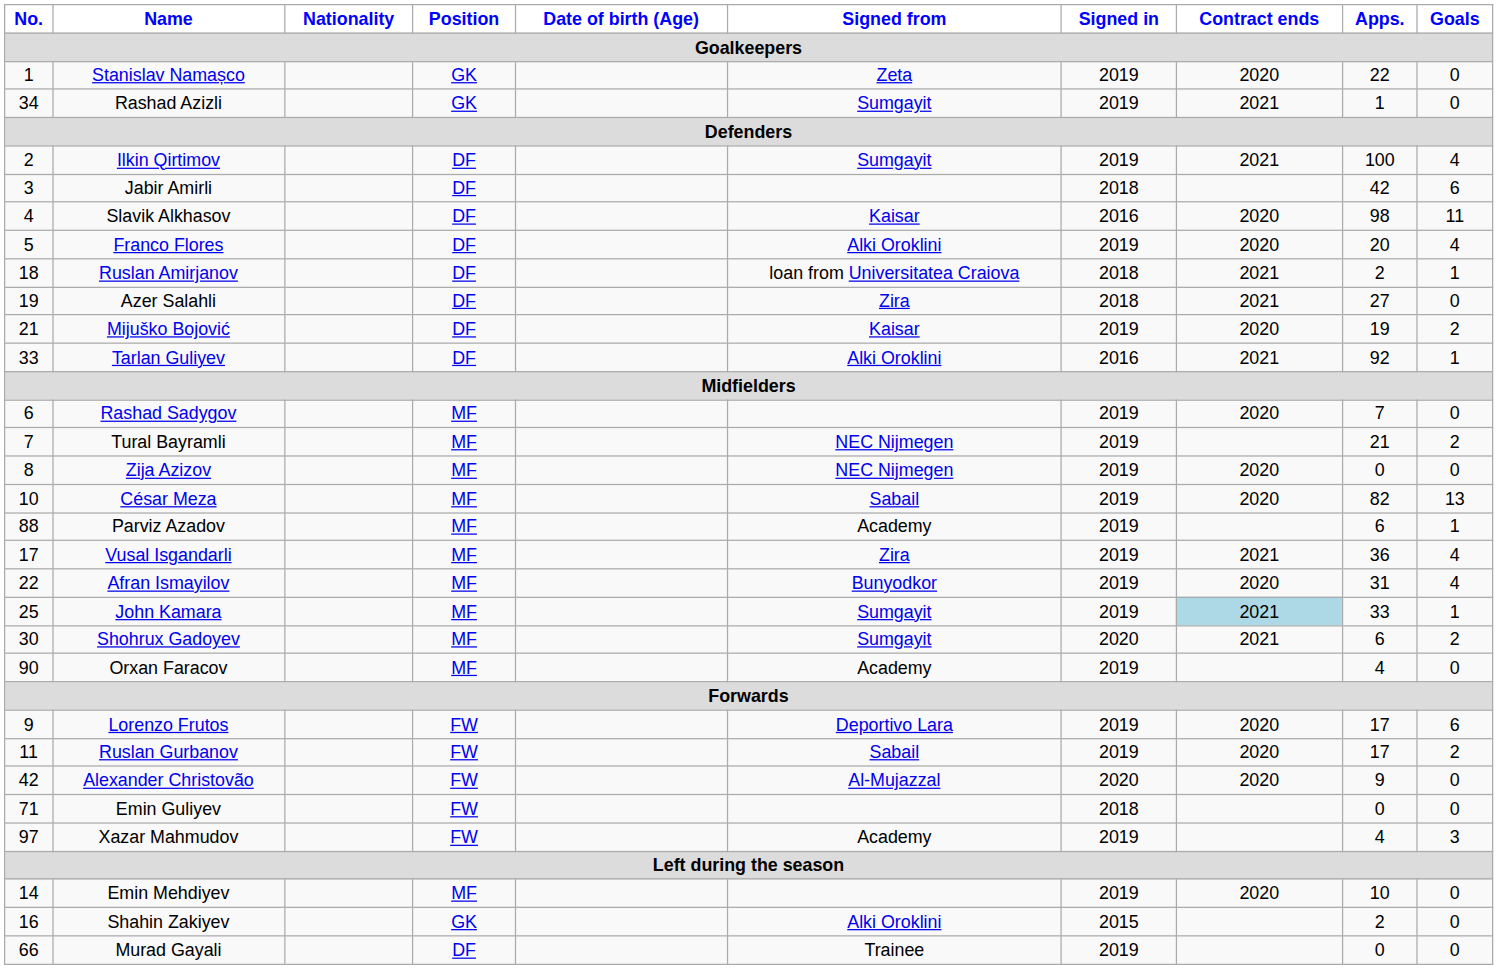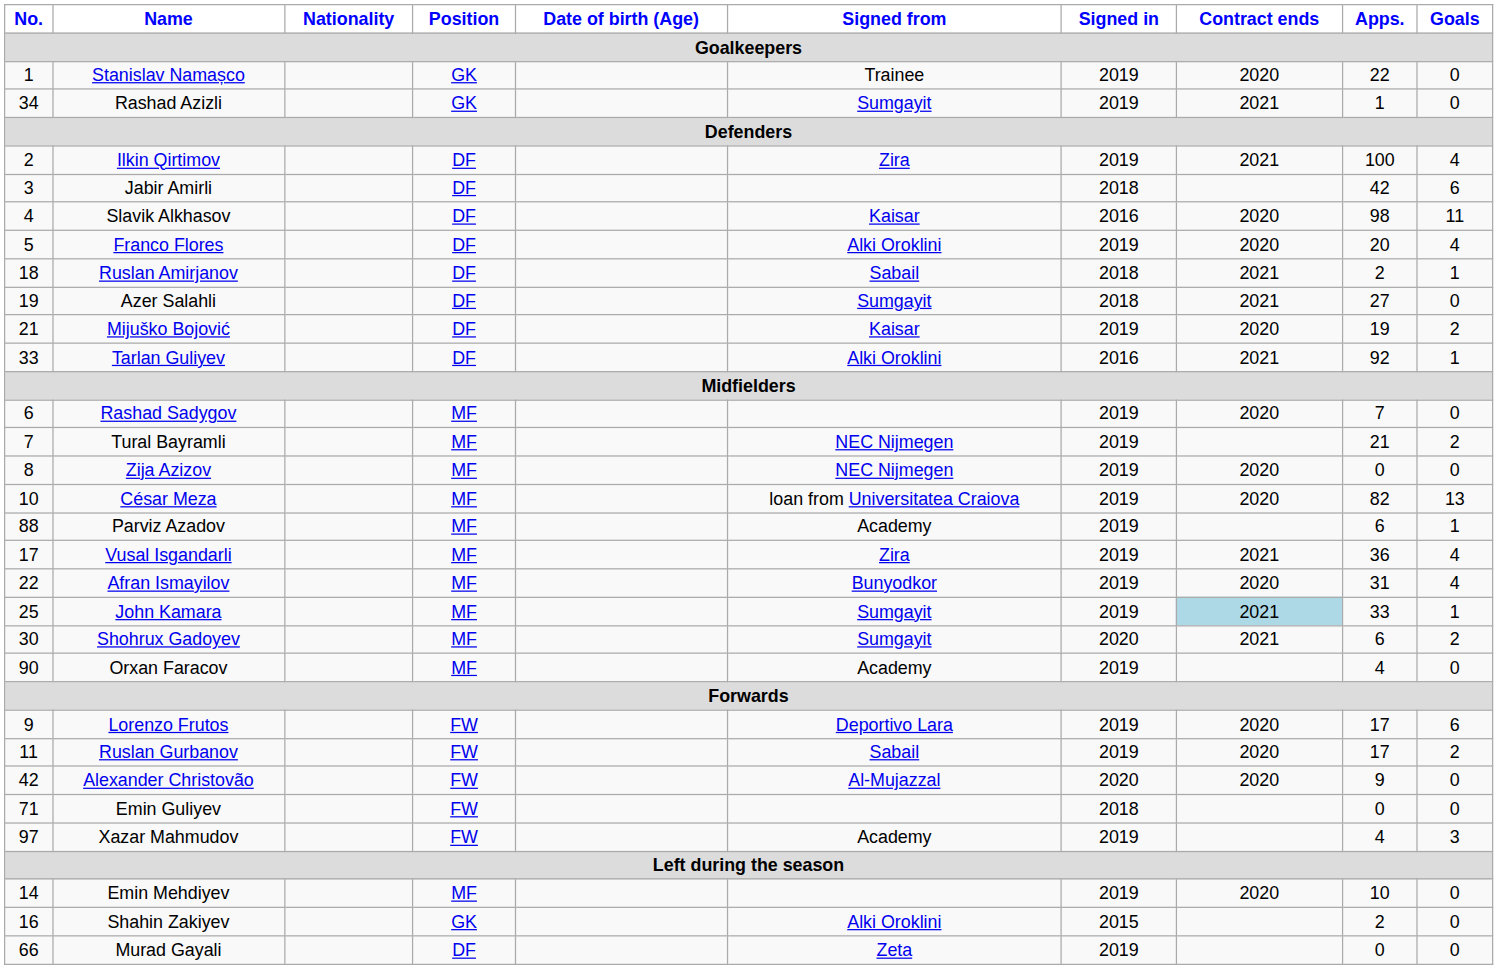(894, 76) Zeta -> (894, 76) Trainee
(894, 160) Sumgayit -> (894, 160) Zira
(894, 273) loan from Universitatea Craiova -> (894, 273) Sabail
(894, 301) Zira -> (894, 301) Sumgayit
(894, 499) Sabail -> (894, 499) loan from Universitatea Craiova
(894, 950) Trainee -> (894, 950) Zeta
